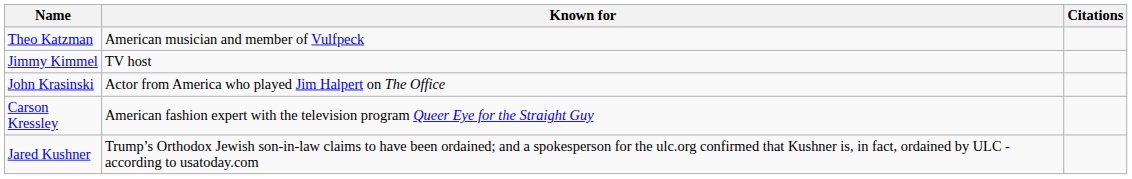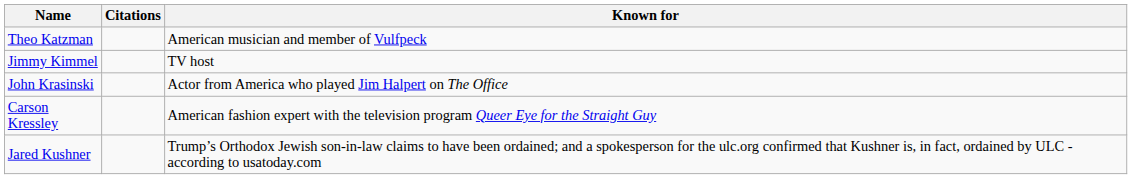columns swapped: (583, 15) <-> (1095, 15)
